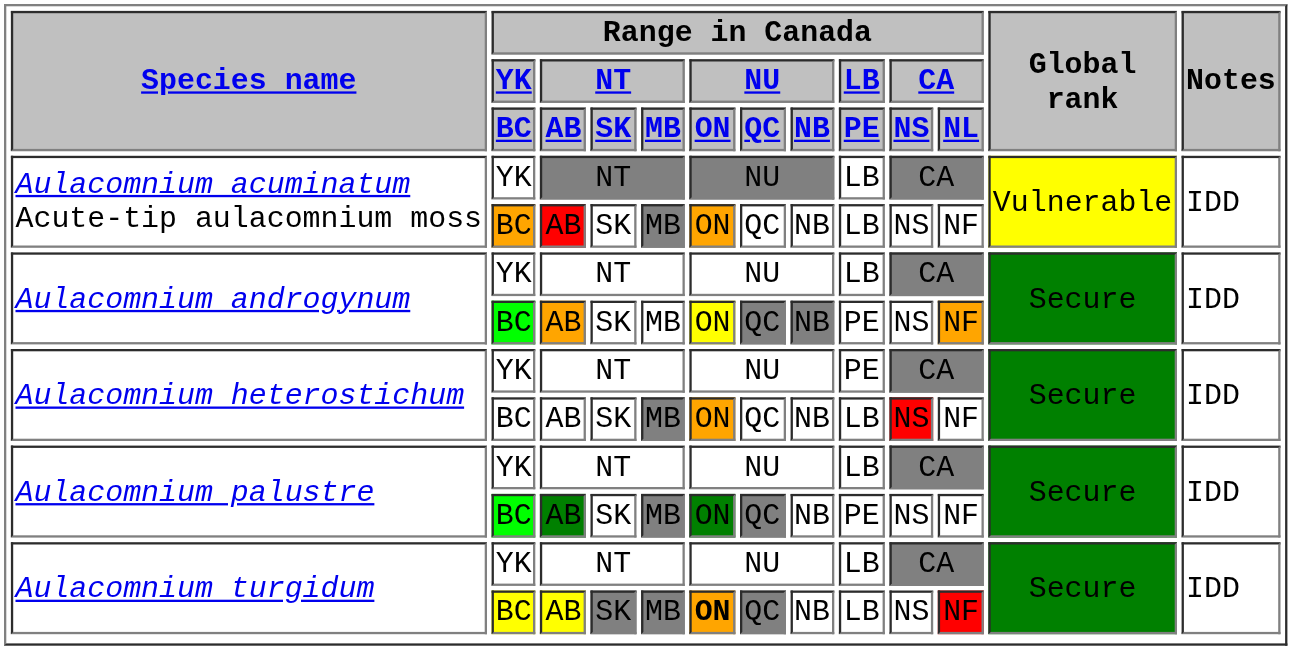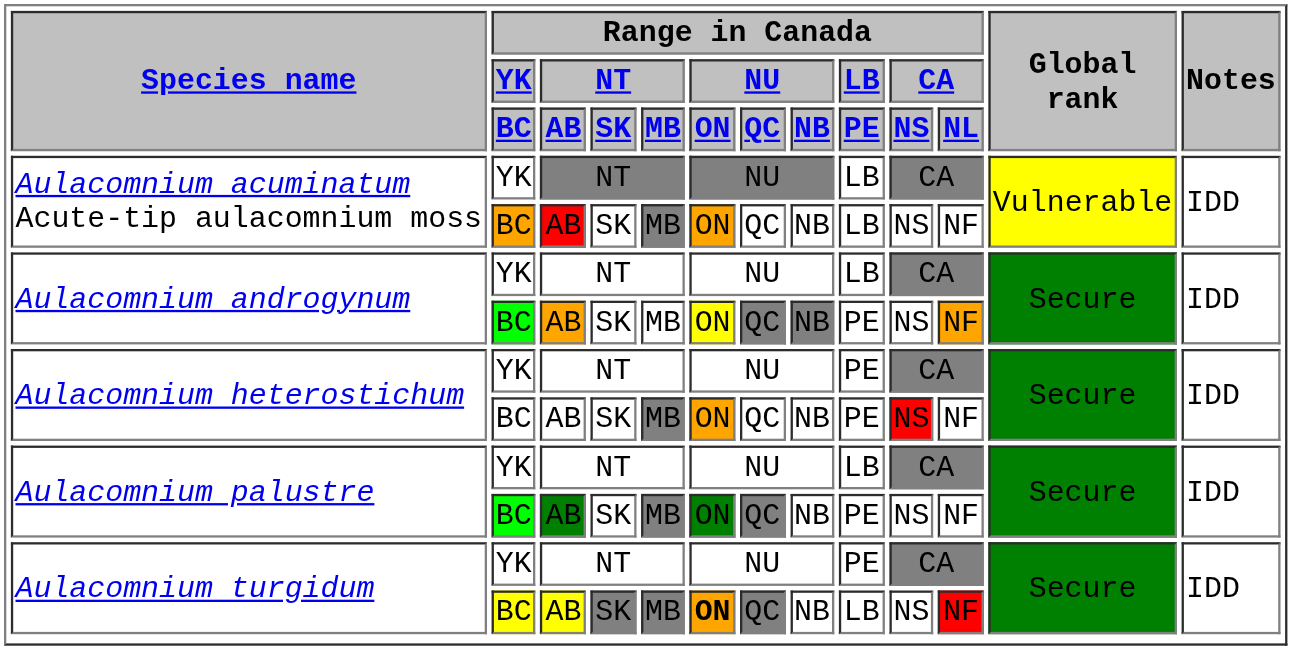(862, 419) LB -> (862, 419) PE
(862, 564) LB -> (862, 564) PE
